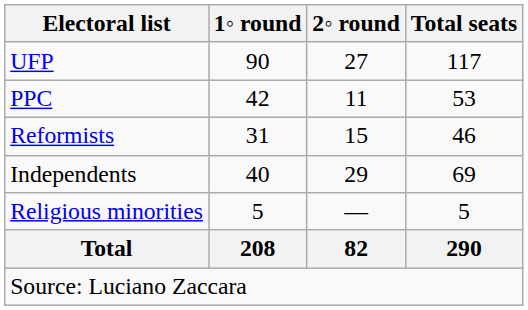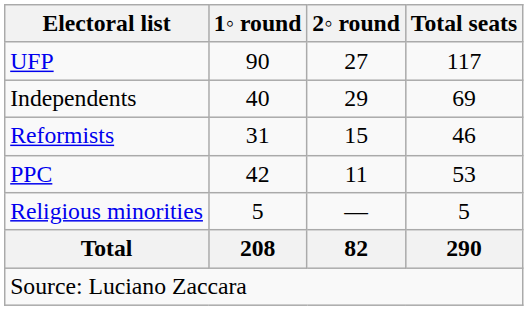rows swapped: (31, 98) <-> (73, 173)
